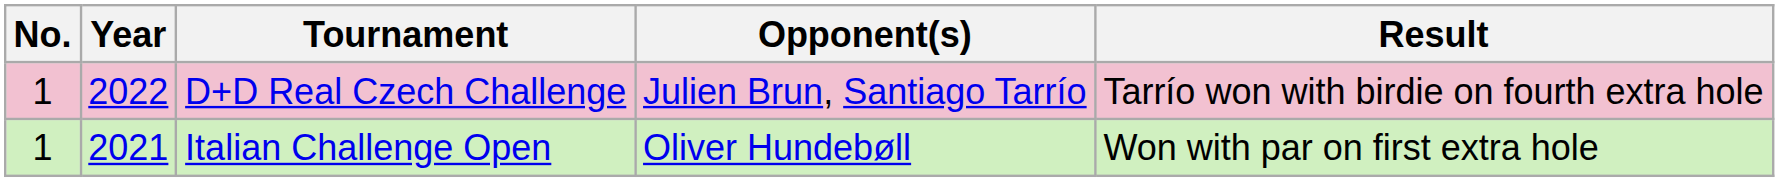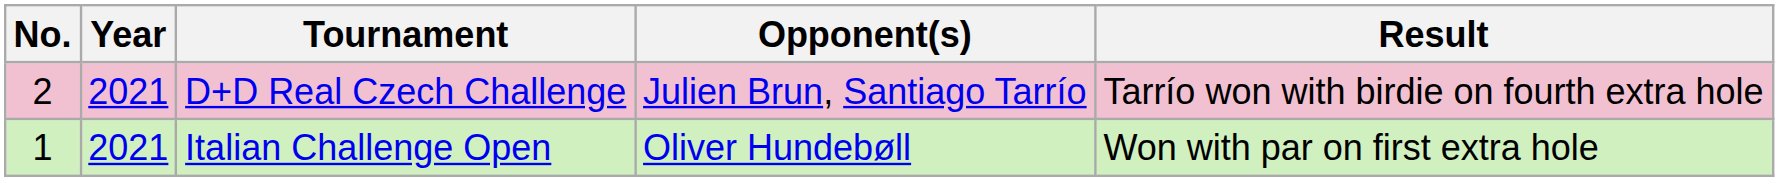(43, 91) 1 -> (43, 91) 2
(128, 91) 2022 -> (128, 91) 2021
